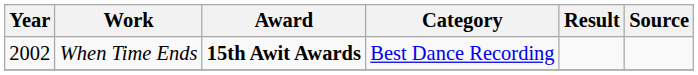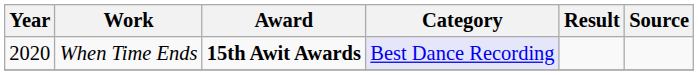(30, 53) 2002 -> (30, 53) 2020
(462, 53) no background -> (462, 53) lavender background
